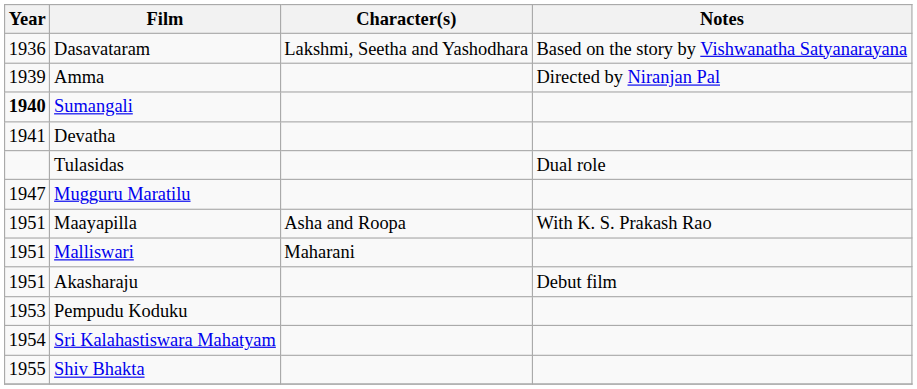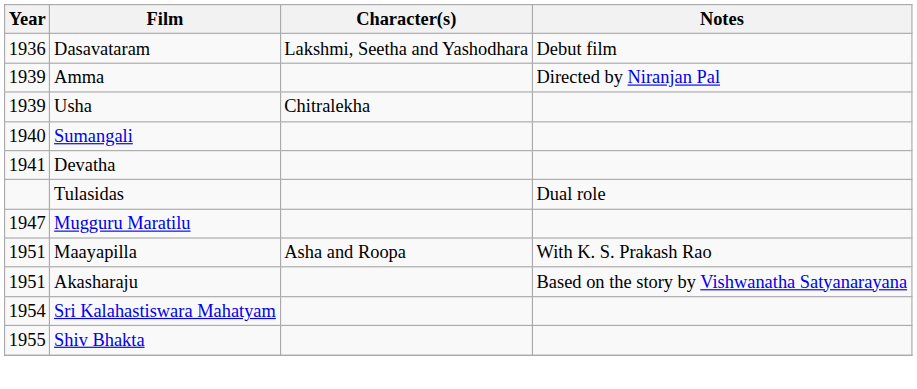(722, 48) Based on the story by Vishwanatha Satyanarayana -> (577, 48) Debut film
+ row: (73, 106)
(27, 106) bold -> (27, 135) normal
- row: (94, 252)
(577, 281) Debut film -> (722, 281) Based on the story by Vishwanatha Satyanarayana
- row: (121, 310)
